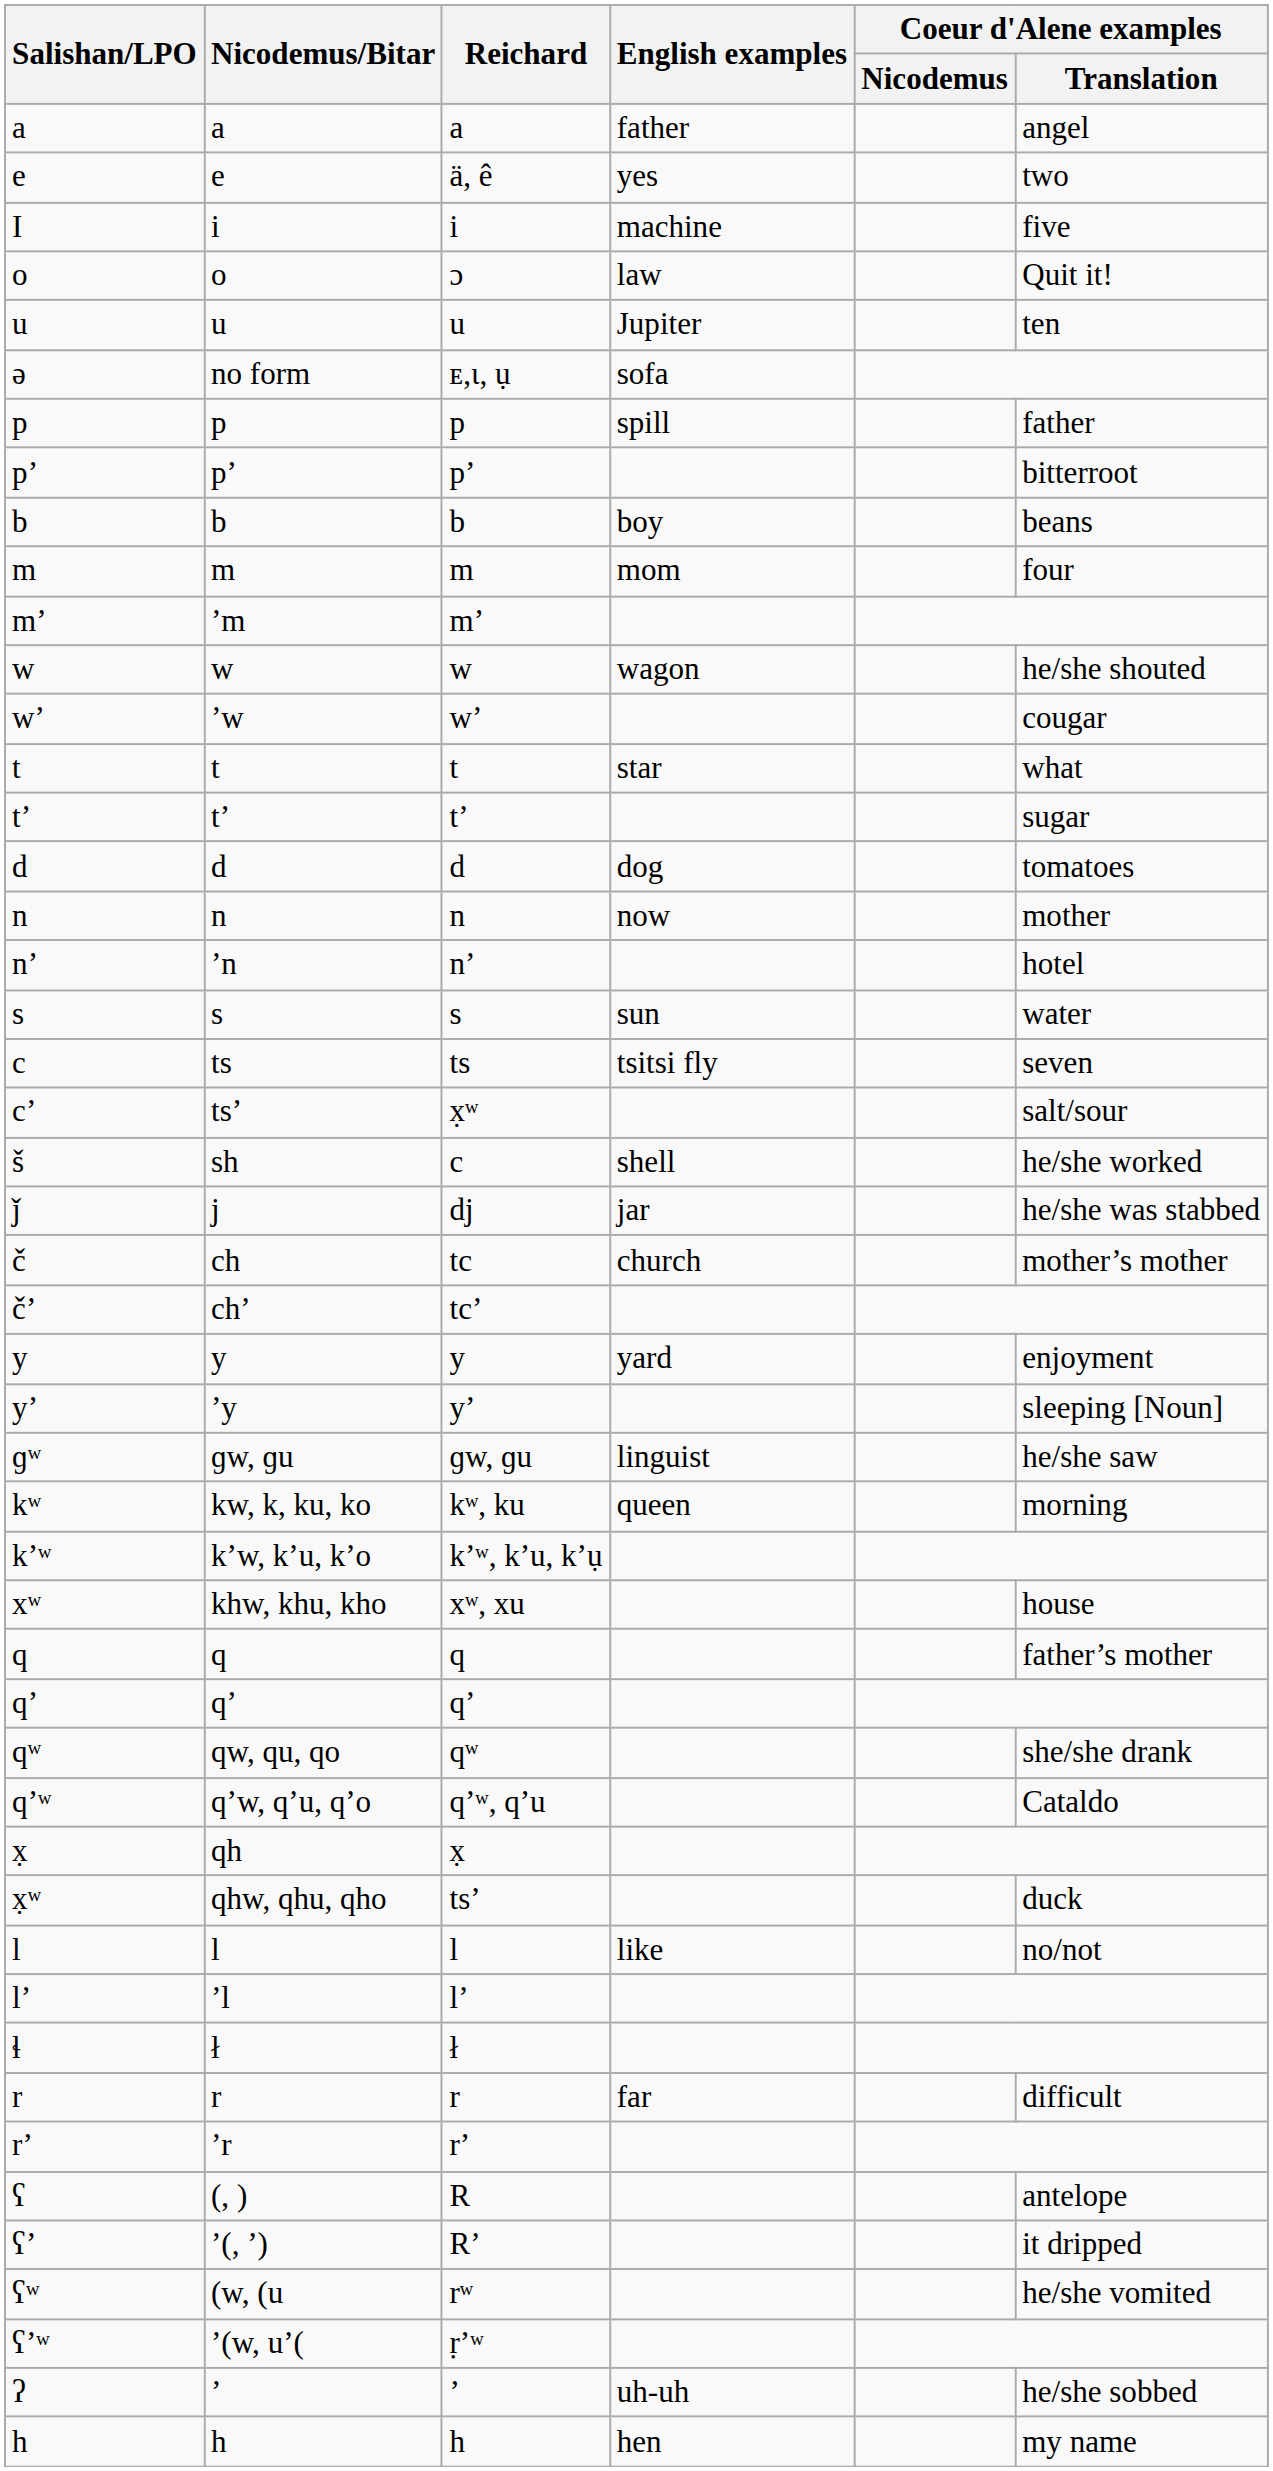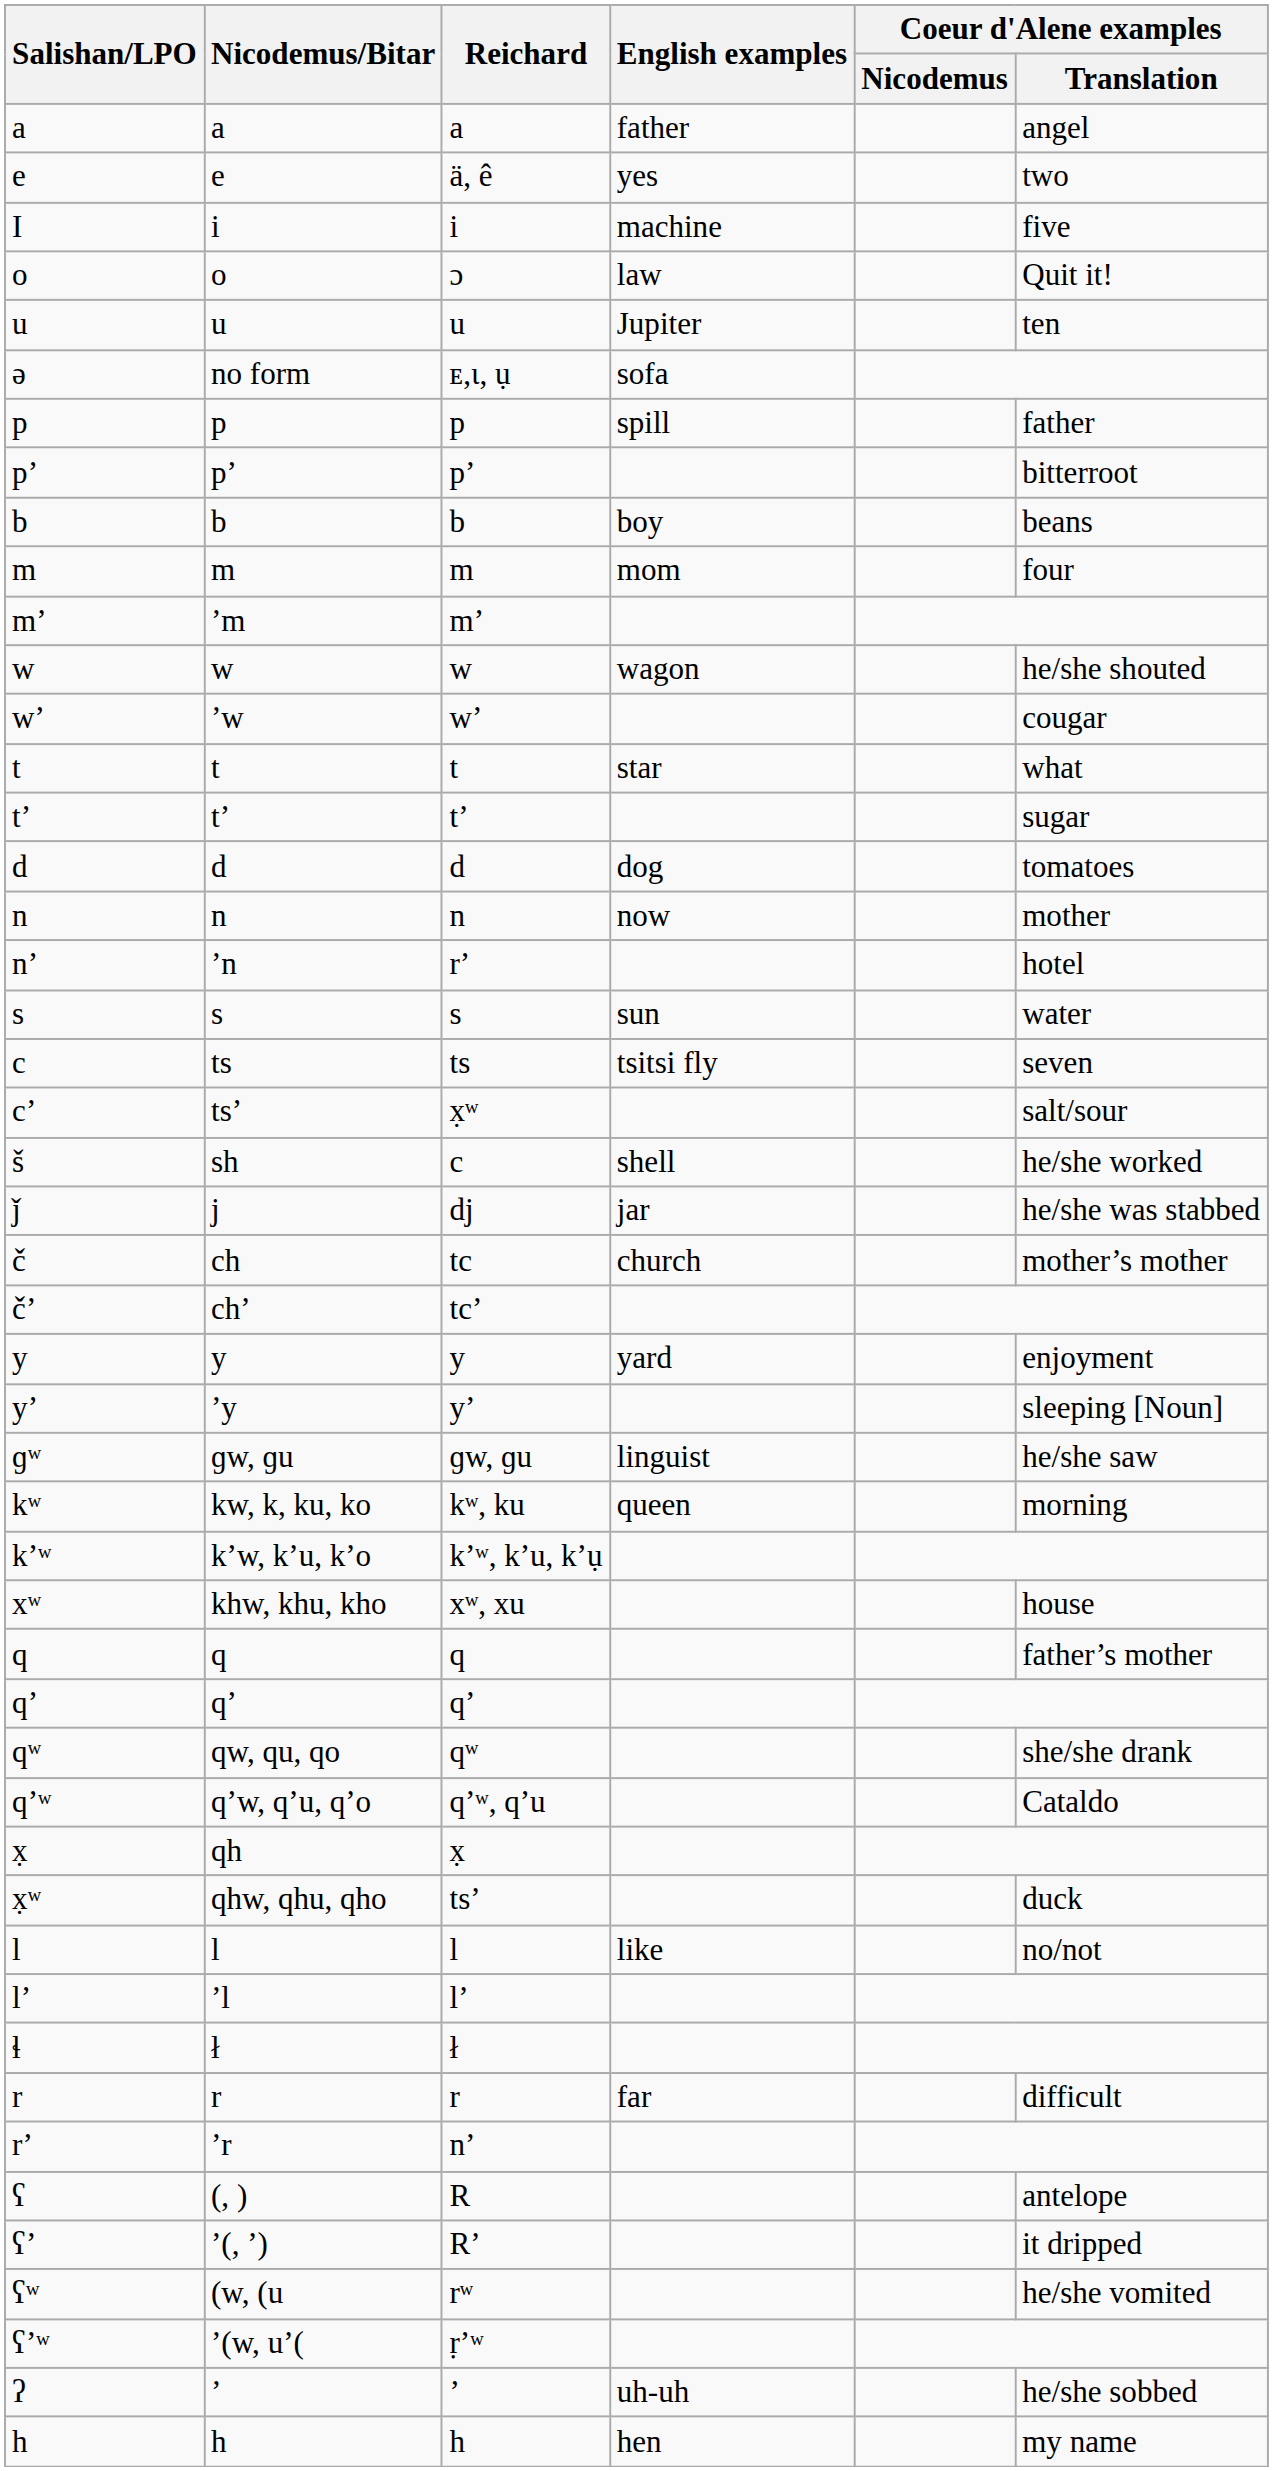(462, 964) nʼ -> (460, 964) rʼ
(460, 2145) rʼ -> (462, 2145) nʼ
